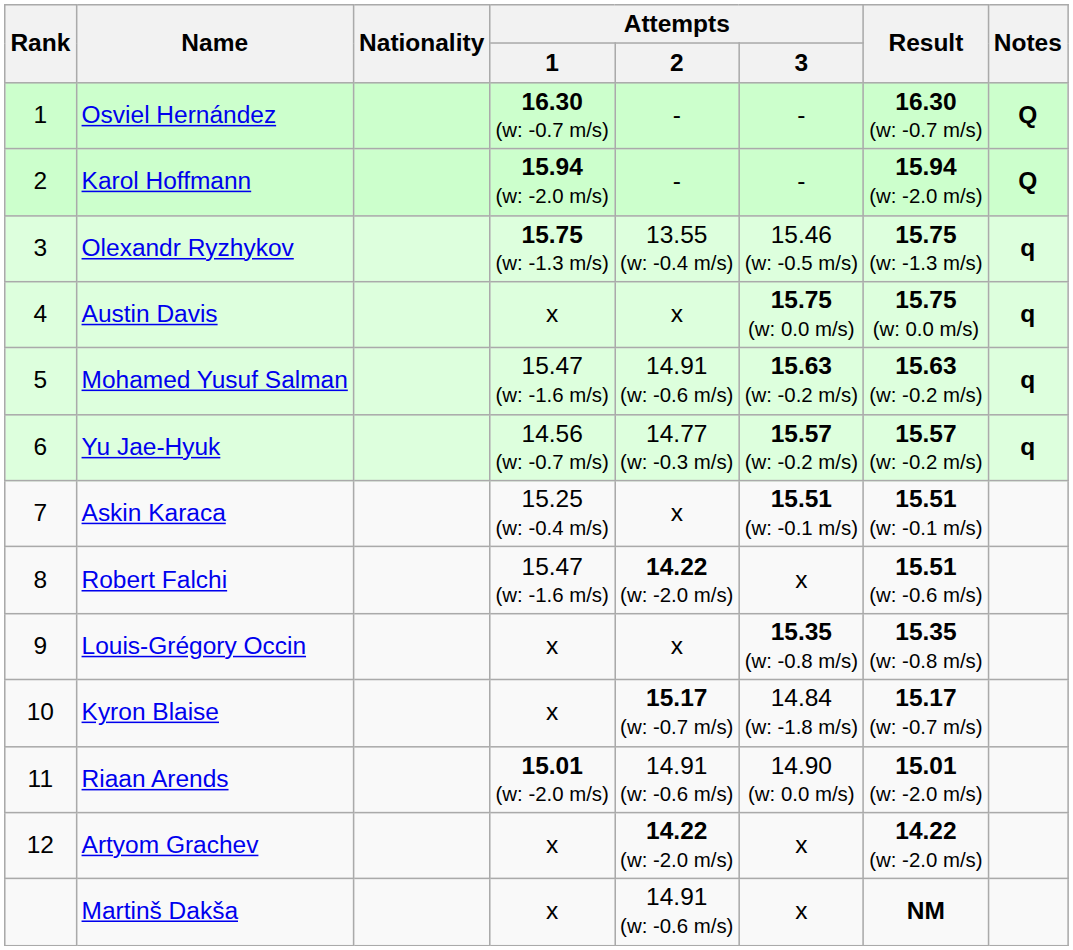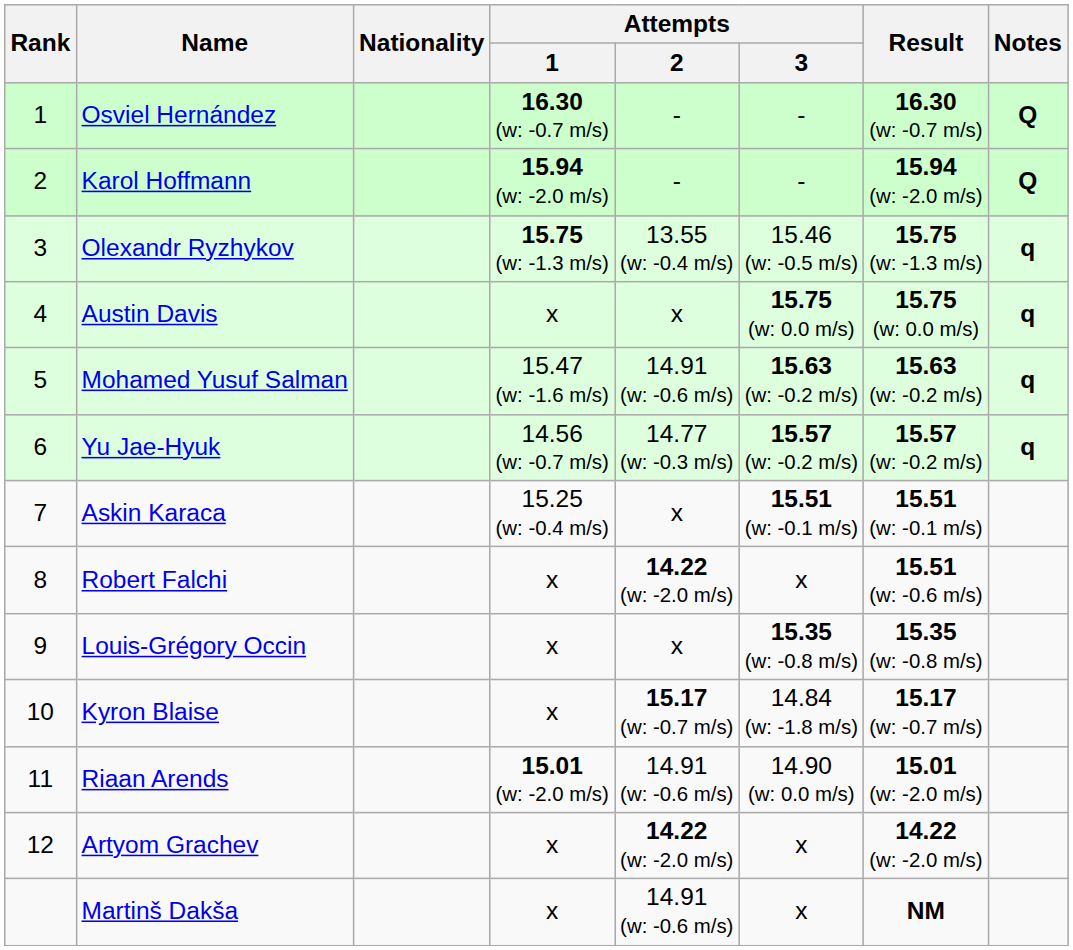(552, 579) 15.47 (w: -1.6 m/s) -> (552, 579) x
